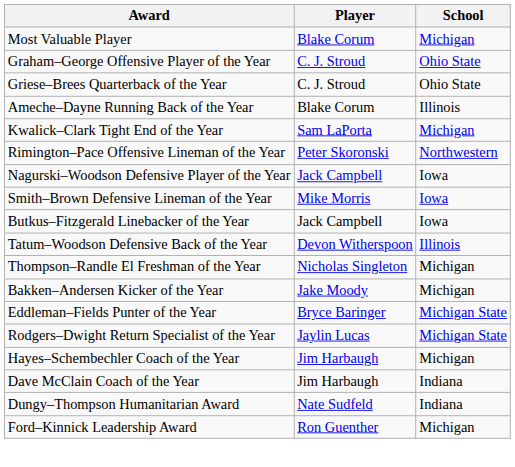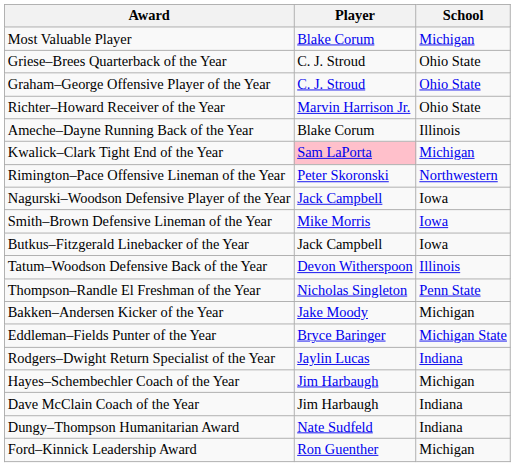rows swapped: (139, 61) <-> (117, 84)
+ row: (116, 107)
(335, 130) no background -> (335, 152) pink background
(447, 267) Michigan -> (450, 289) Penn State
(463, 335) Michigan State -> (441, 358) Indiana
